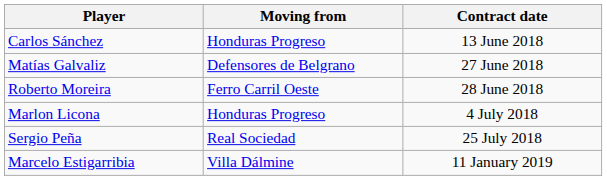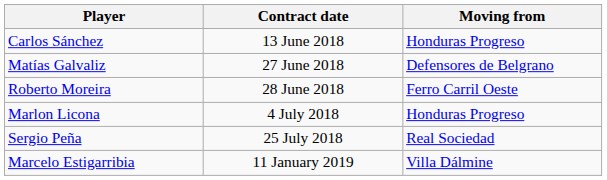columns swapped: (502, 16) <-> (303, 16)
